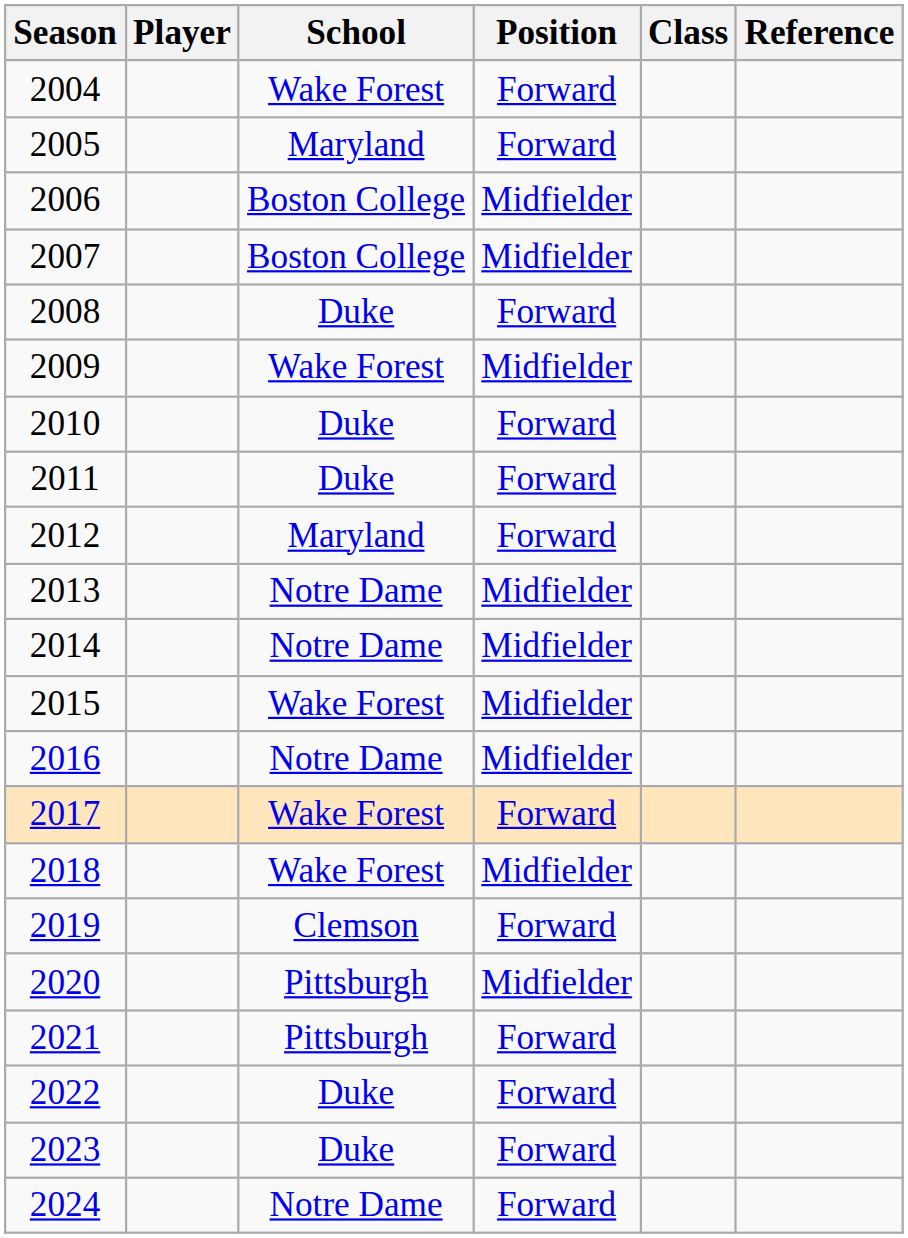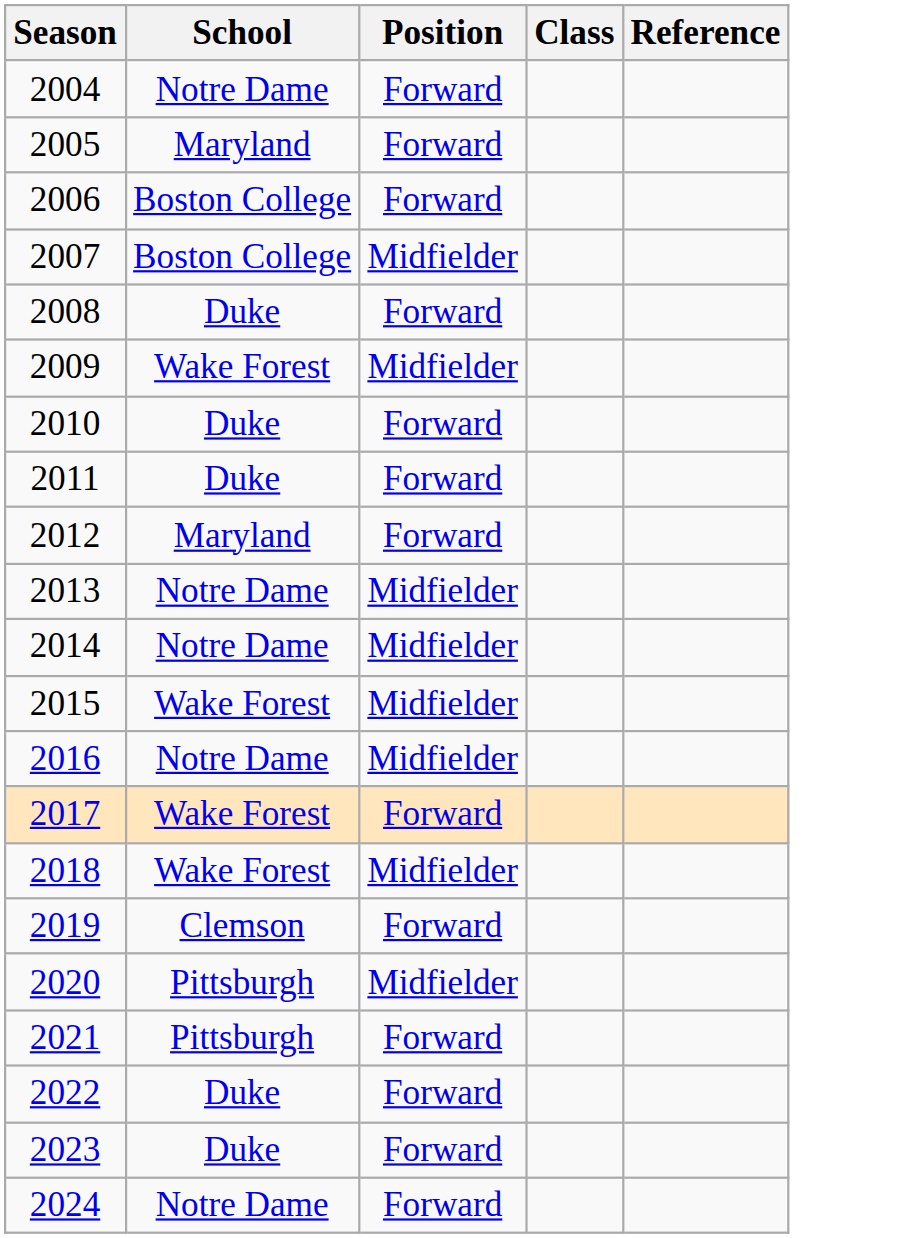- column: (182, 32)
(356, 88) Wake Forest -> (242, 88) Notre Dame
(557, 199) Midfielder -> (443, 199) Forward
